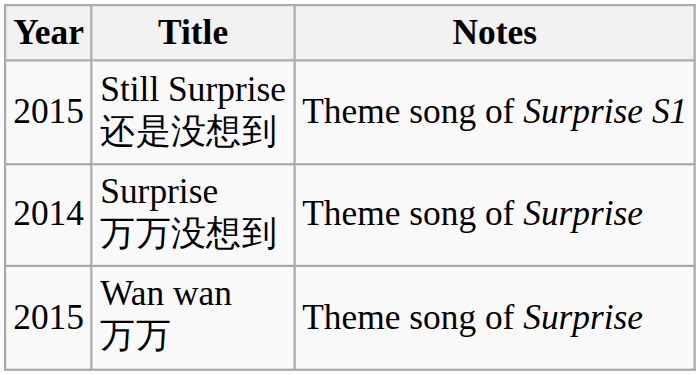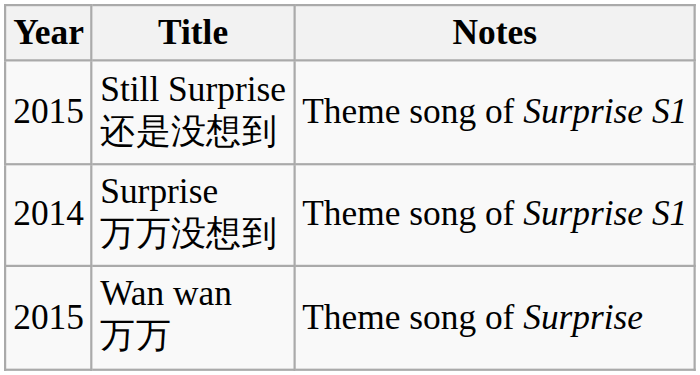(473, 214) Theme song of Surprise -> (495, 214) Theme song of Surprise S1
